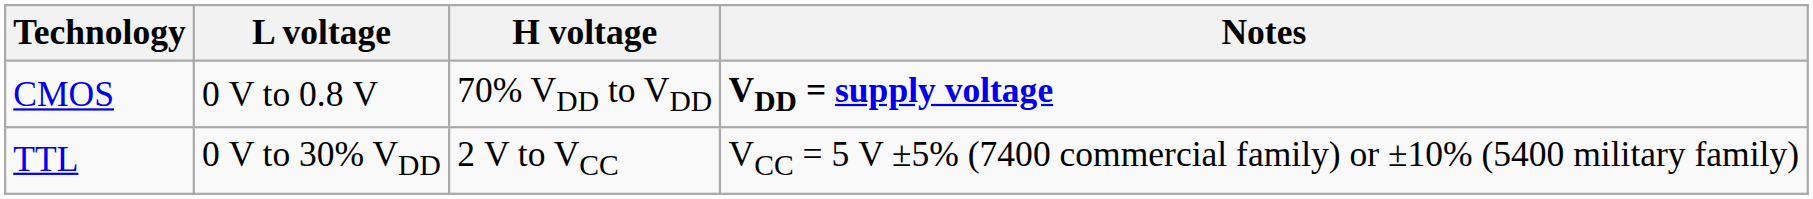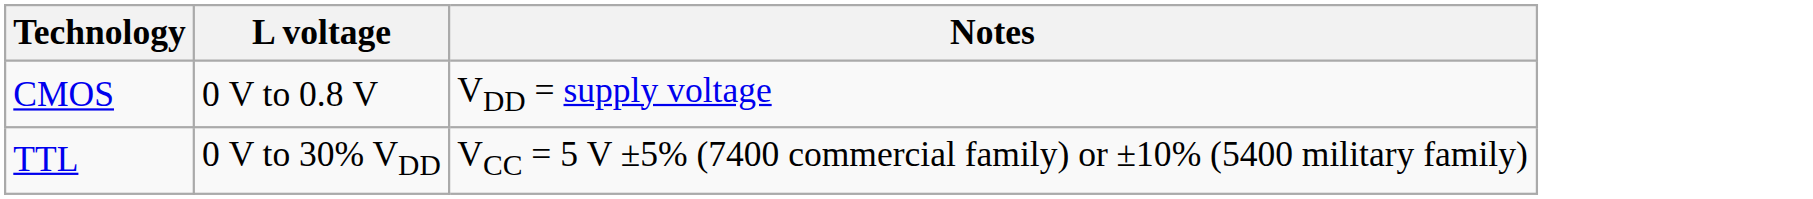- column: (585, 32)
(891, 93) bold -> (614, 93) normal
